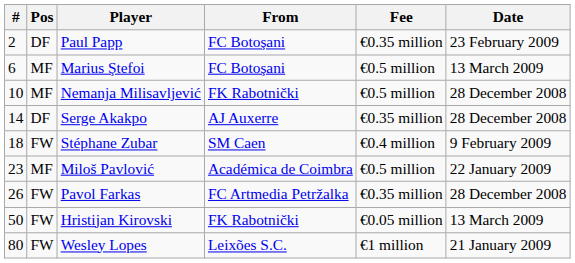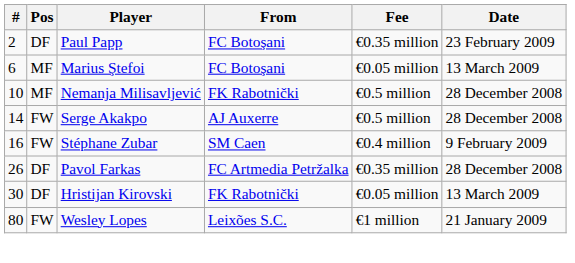(397, 67) €0.5 million -> (397, 67) €0.05 million
(40, 118) DF -> (42, 118) FW
(401, 118) €0.35 million -> (393, 118) €0.5 million
(16, 143) 18 -> (16, 143) 16
- row: (107, 169)
(42, 194) FW -> (40, 169) DF
(16, 219) 50 -> (16, 194) 30
(42, 219) FW -> (40, 194) DF
